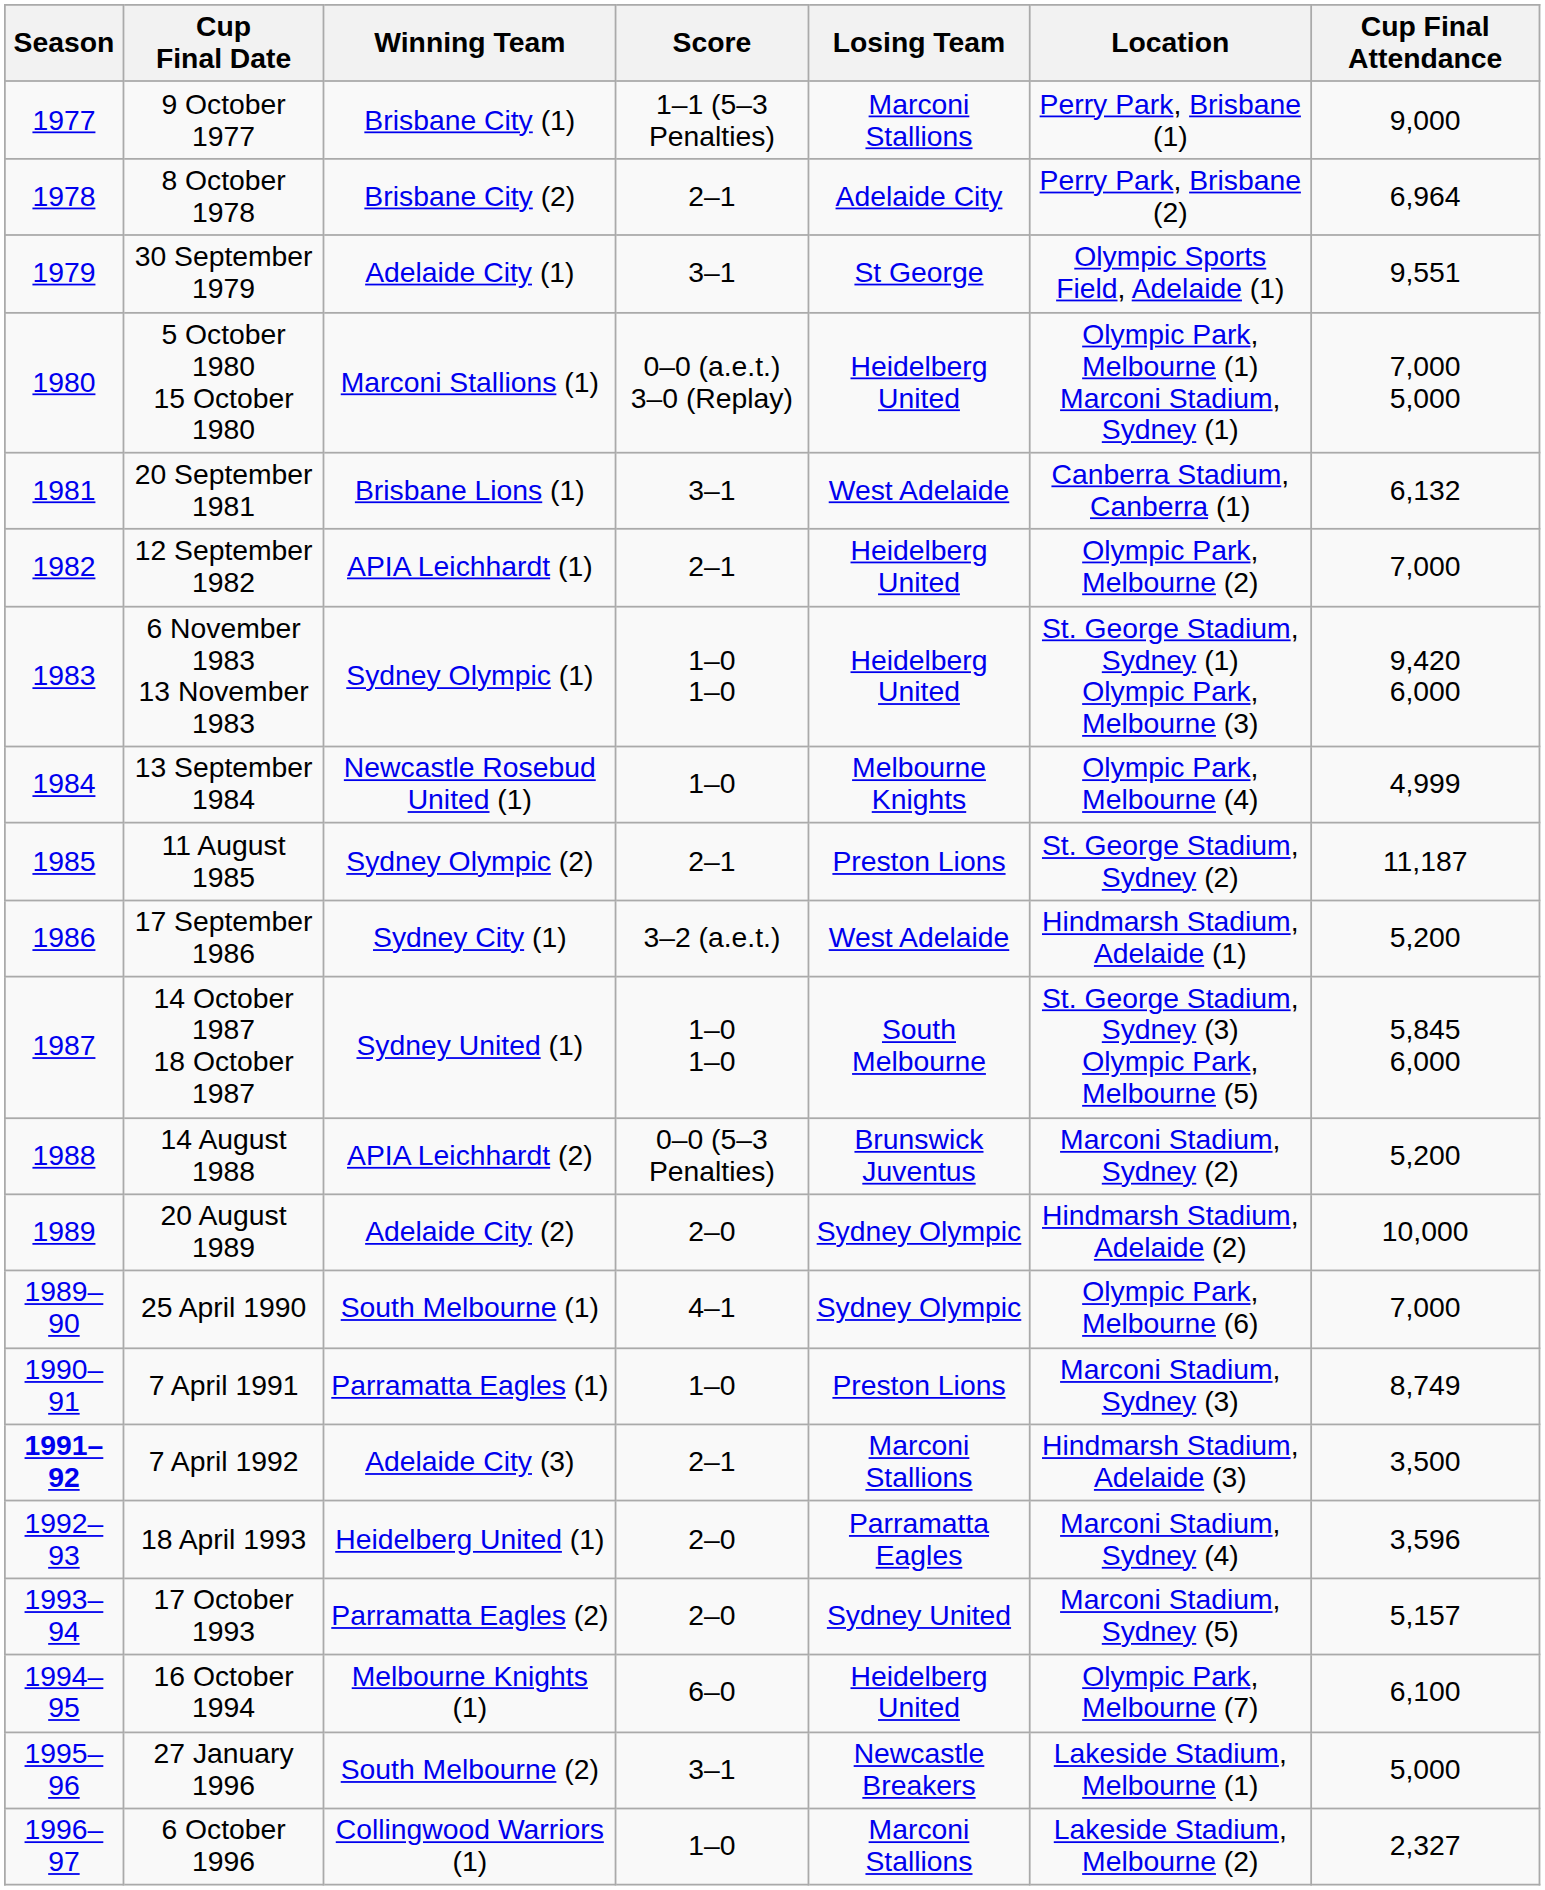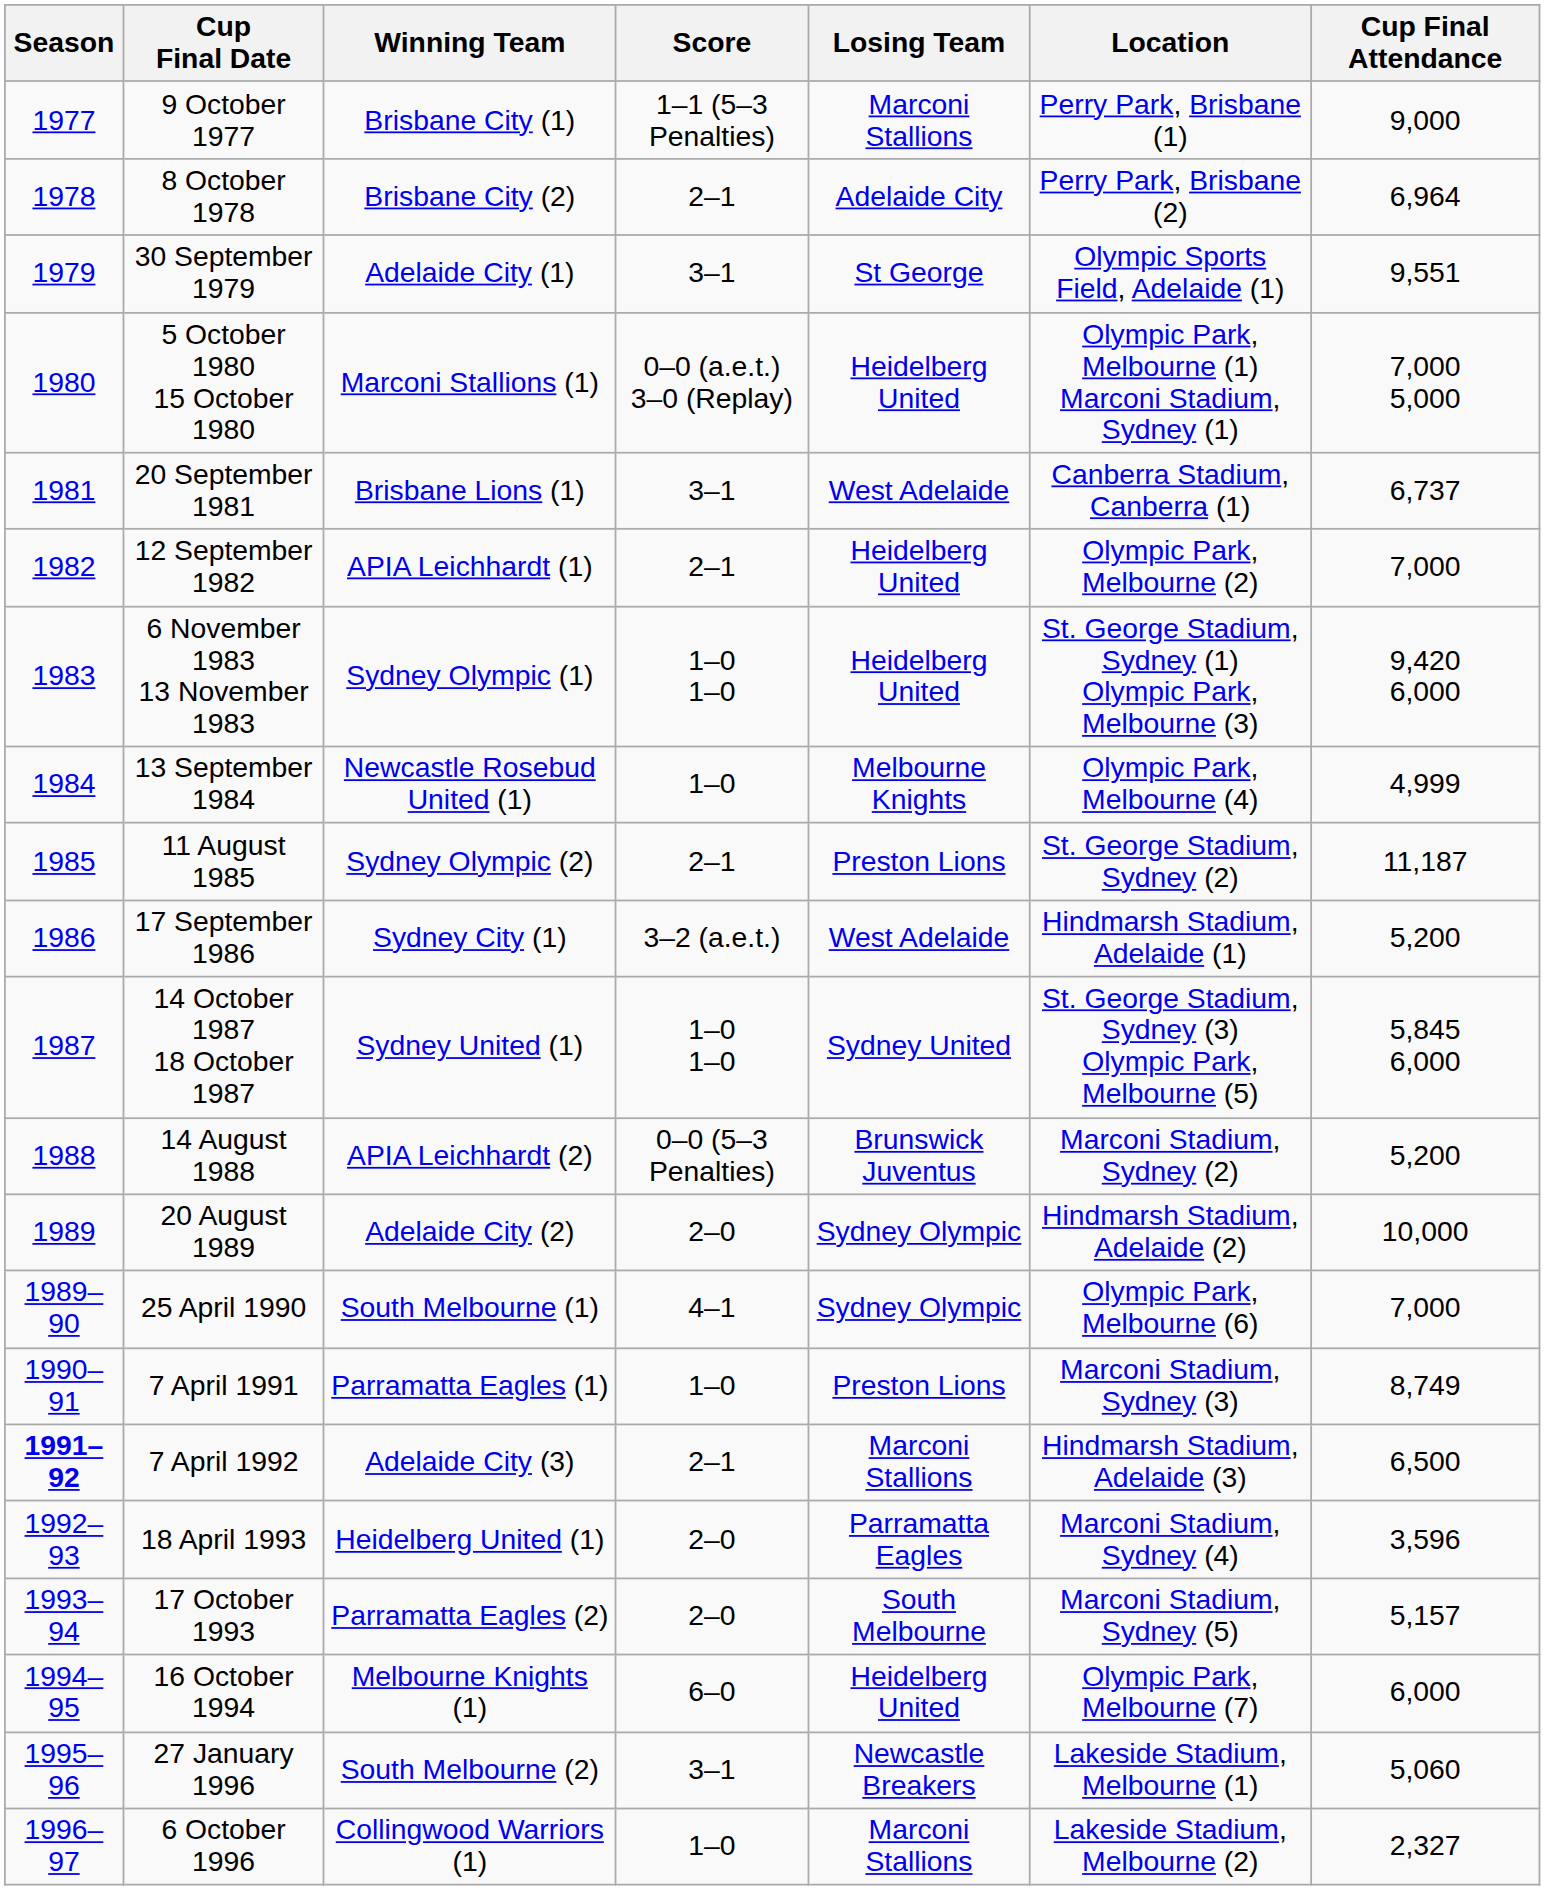(1425, 490) 6,132 -> (1425, 490) 6,737
(919, 1046) South Melbourne -> (919, 1046) Sydney United
(1425, 1462) 3,500 -> (1425, 1462) 6,500
(919, 1615) Sydney United -> (919, 1615) South Melbourne
(1425, 1692) 6,100 -> (1425, 1692) 6,000
(1425, 1769) 5,000 -> (1425, 1769) 5,060
